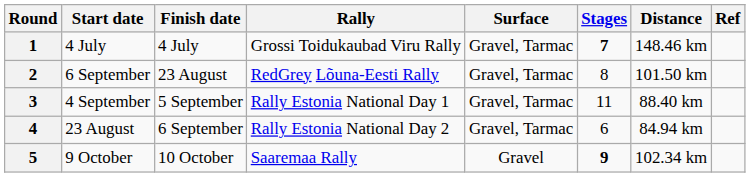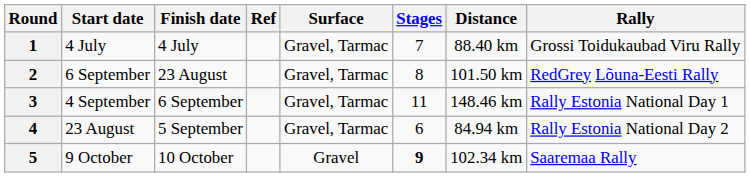columns swapped: (356, 18) <-> (728, 18)
(604, 45) bold -> (419, 45) normal
(671, 45) 148.46 km -> (486, 45) 88.40 km
(200, 101) 5 September -> (200, 101) 6 September
(671, 101) 88.40 km -> (486, 101) 148.46 km
(200, 129) 6 September -> (200, 129) 5 September
